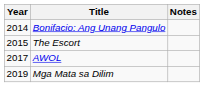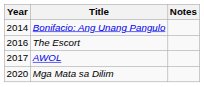(17, 43) 2015 -> (17, 43) 2016
(17, 74) 2019 -> (17, 74) 2020
